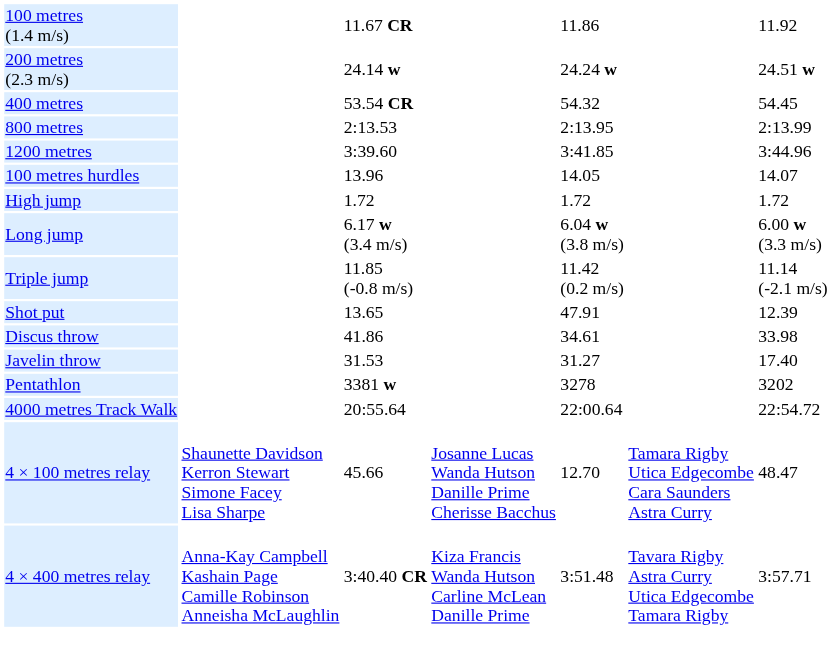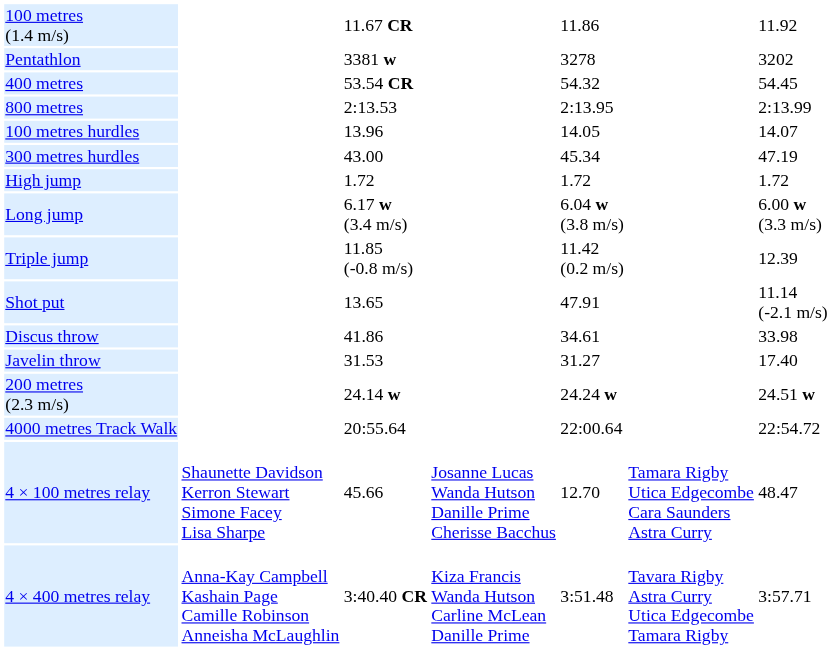rows swapped: (44, 69) <-> (43, 384)
- row: (49, 151)
+ row: (72, 155)
(793, 278) 11.14 (-2.1 m/s) -> (778, 258) 12.39
(778, 312) 12.39 -> (793, 302) 11.14 (-2.1 m/s)
